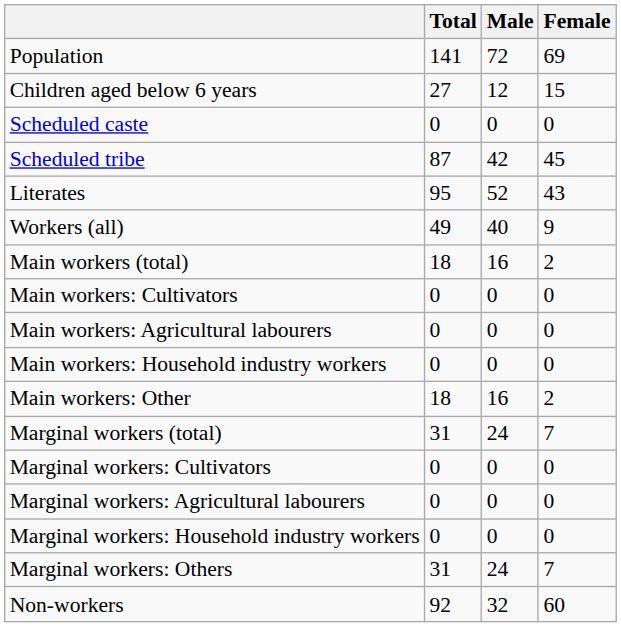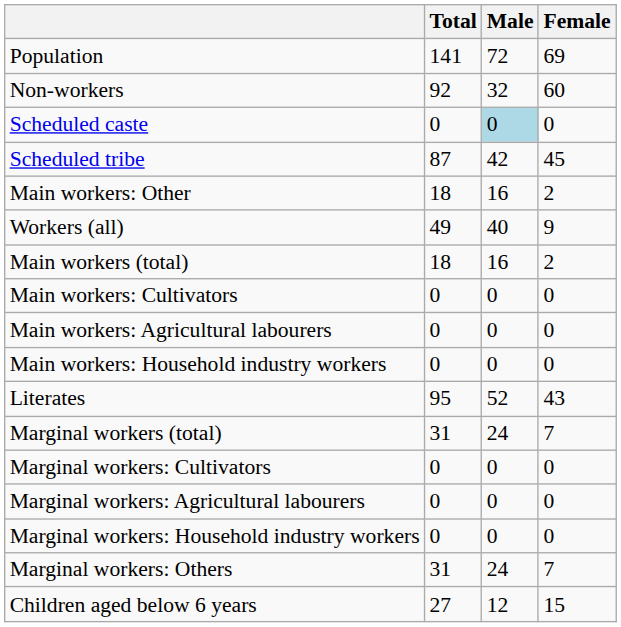rows swapped: (133, 90) <-> (67, 603)
(492, 124) no background -> (492, 124) lightblue background
rows swapped: (47, 192) <-> (100, 398)
